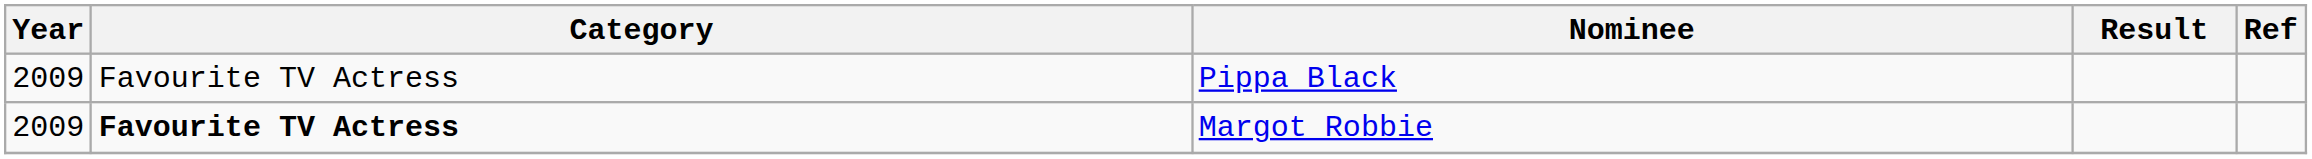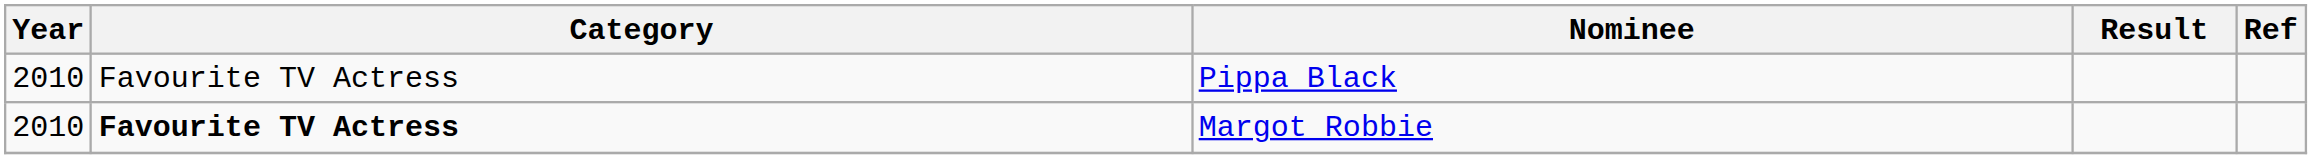(48, 79) 2009 -> (48, 79) 2010
(48, 128) 2009 -> (48, 128) 2010
